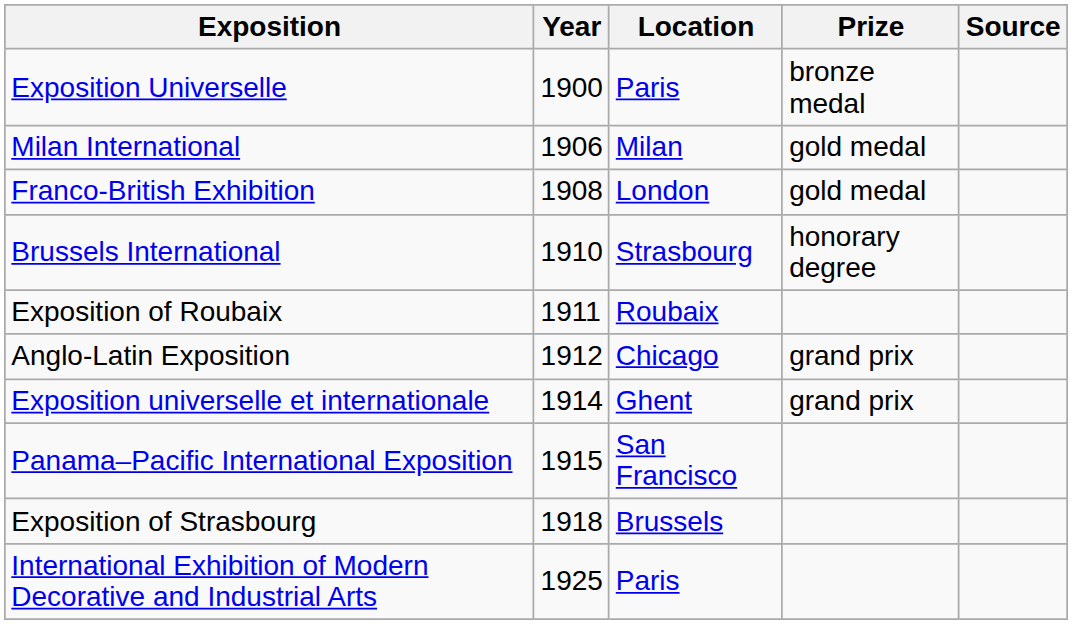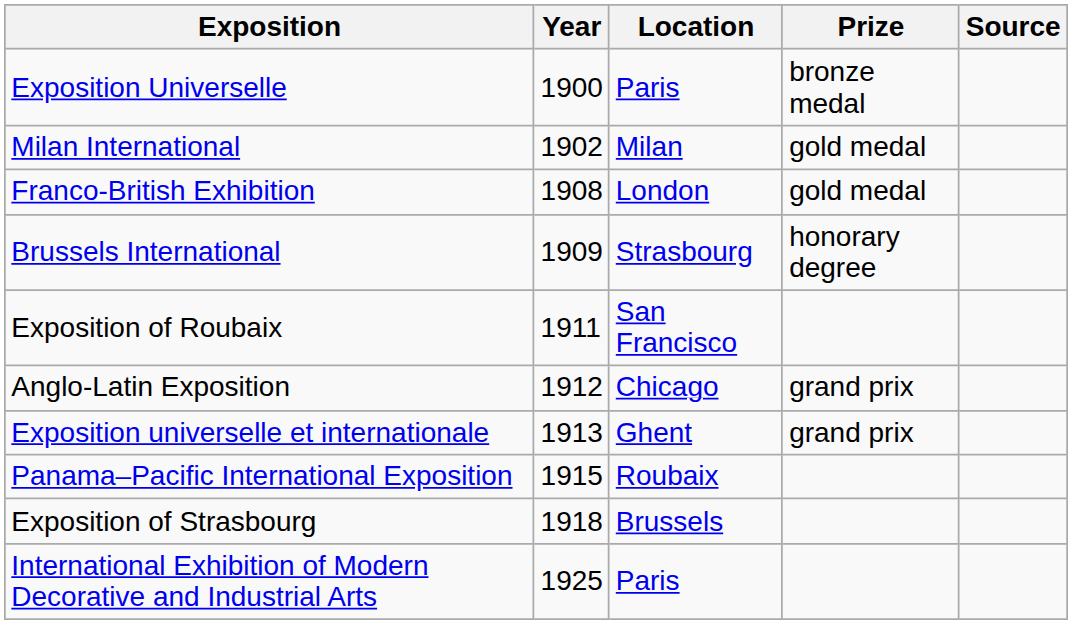(572, 147) 1906 -> (572, 147) 1902
(572, 251) 1910 -> (572, 251) 1909
(667, 311) Roubaix -> (676, 327) San Francisco
(572, 400) 1914 -> (572, 432) 1913
(676, 460) San Francisco -> (667, 476) Roubaix
